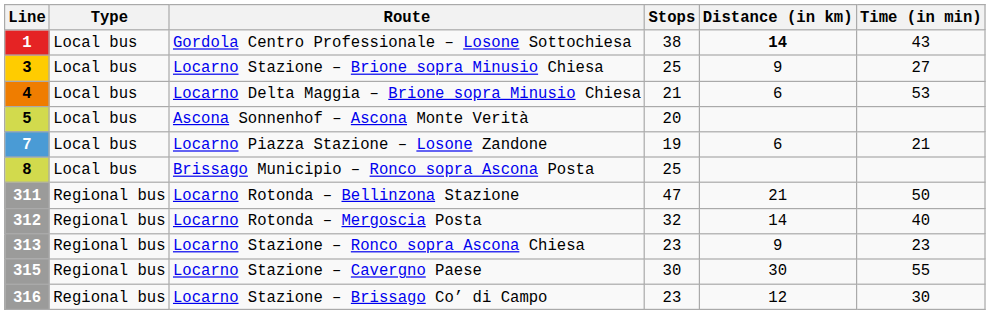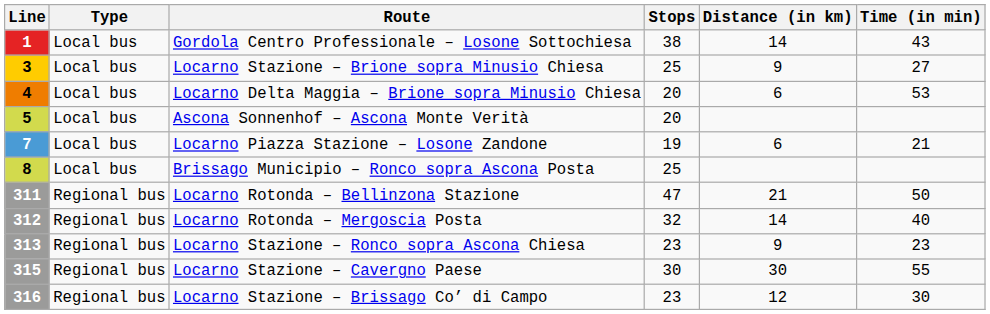(778, 43) bold -> (778, 43) normal
(672, 94) 21 -> (672, 94) 20
